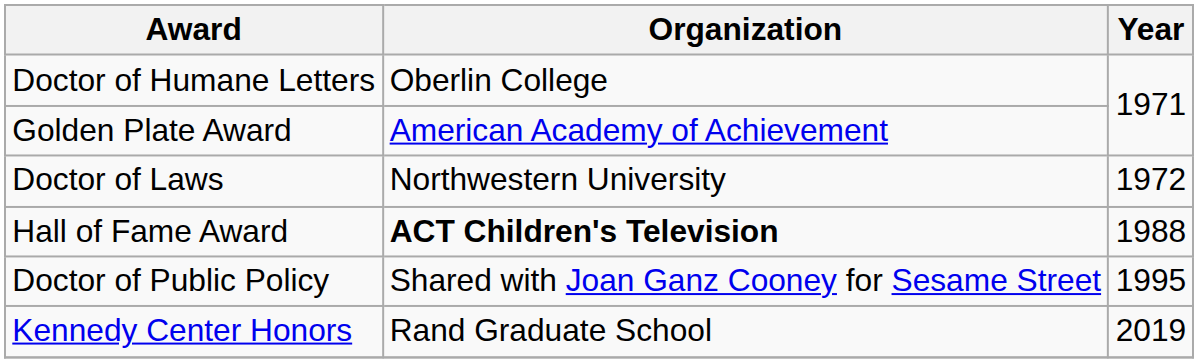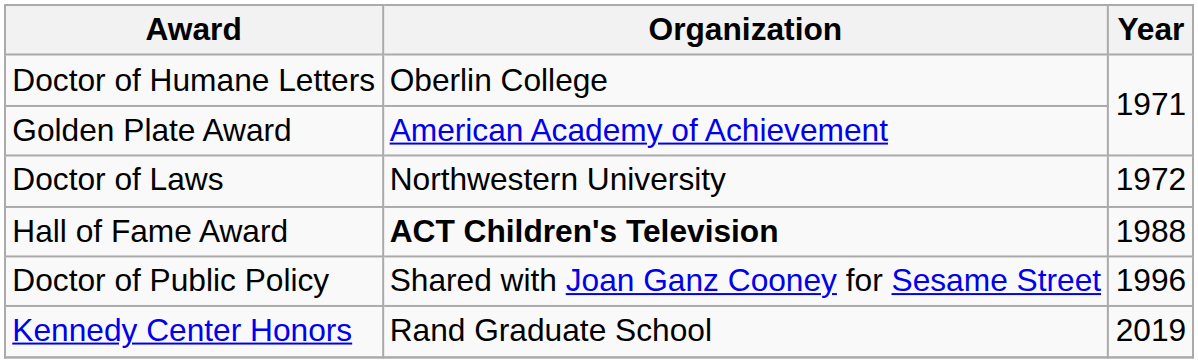(1151, 280) 1995 -> (1151, 280) 1996
